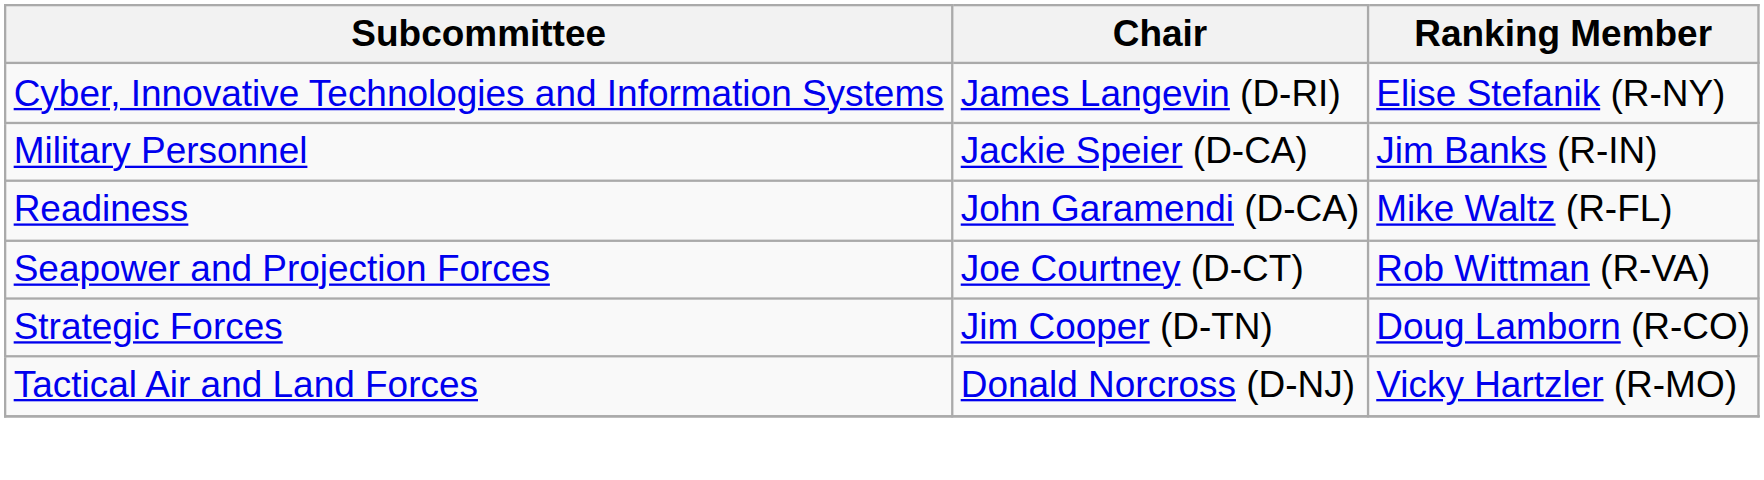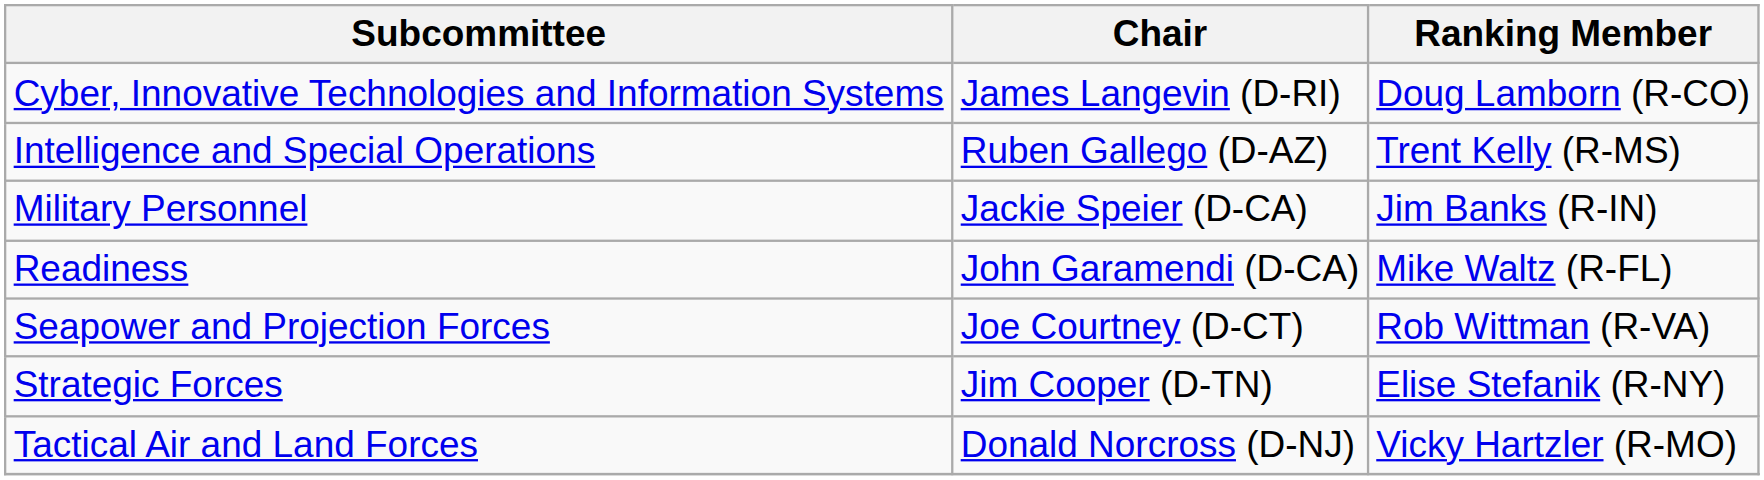(1551, 92) Elise Stefanik (R-NY) -> (1563, 92) Doug Lamborn (R-CO)
+ row: (304, 151)
(1563, 326) Doug Lamborn (R-CO) -> (1551, 385) Elise Stefanik (R-NY)
